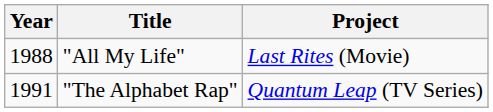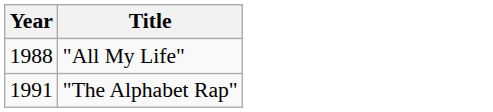- column: (365, 21)
